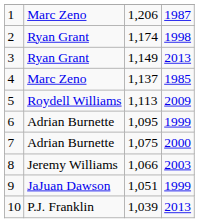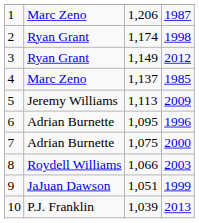(178, 57) 2013 -> (178, 57) 2012
(74, 100) Roydell Williams -> (72, 100) Jeremy Williams
(178, 121) 1999 -> (178, 121) 1996
(72, 164) Jeremy Williams -> (74, 164) Roydell Williams
